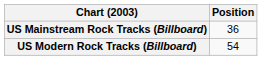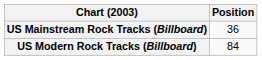(233, 47) 54 -> (233, 47) 84
